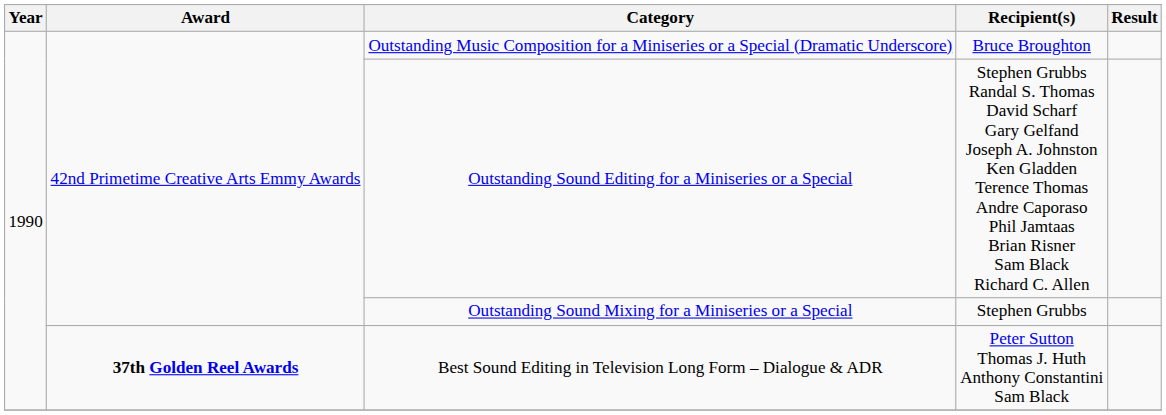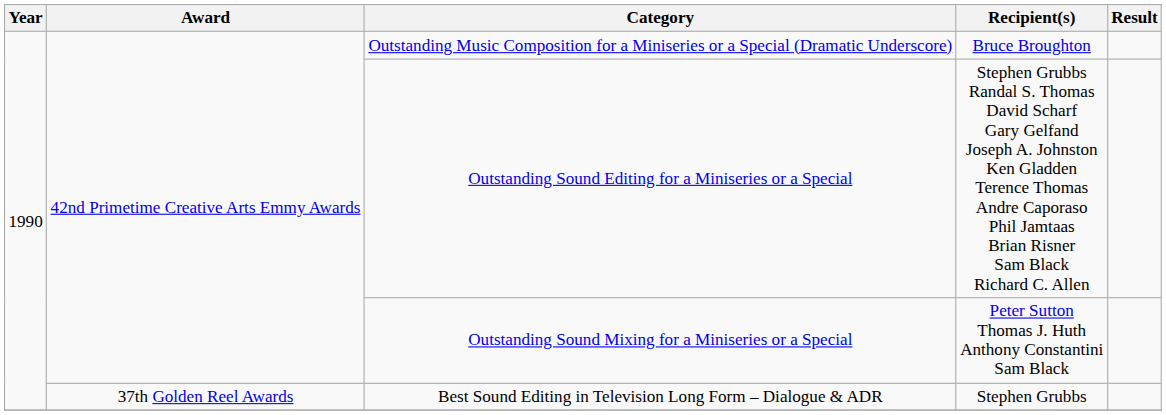(1032, 311) Stephen Grubbs -> (1032, 340) Peter Sutton Thomas J. Huth Anthony Constantini Sam Black
(206, 367) bold -> (206, 396) normal
(1032, 367) Peter Sutton Thomas J. Huth Anthony Constantini Sam Black -> (1032, 396) Stephen Grubbs
